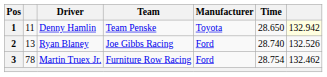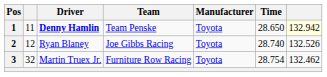(68, 28) normal -> (69, 28) bold
(30, 44) 13 -> (30, 44) 12
(205, 44) Ford -> (209, 44) Toyota
(30, 59) 78 -> (30, 59) 32
(205, 59) Ford -> (209, 59) Toyota
